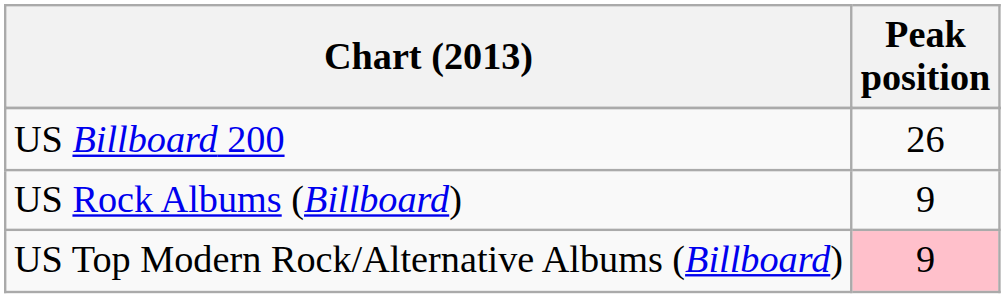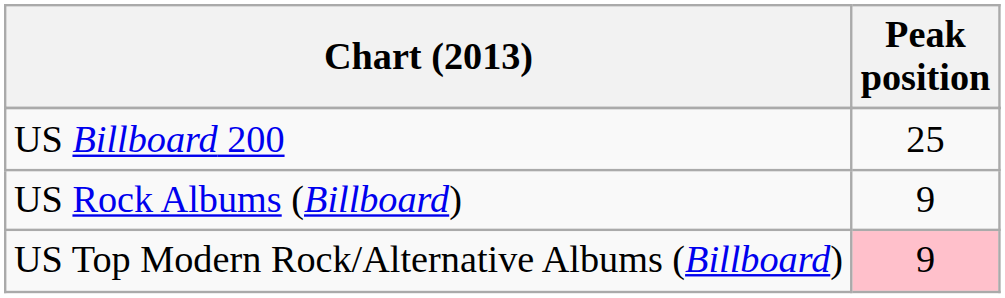(925, 138) 26 -> (925, 138) 25
